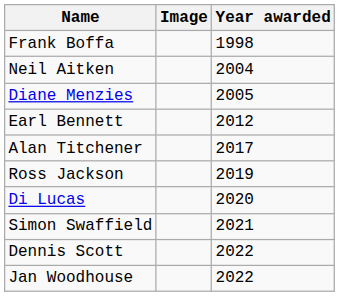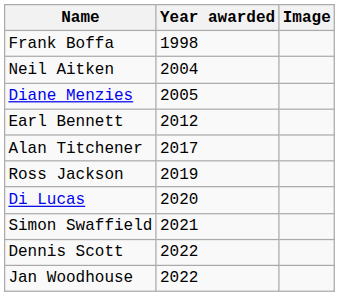columns swapped: (273, 18) <-> (184, 18)
